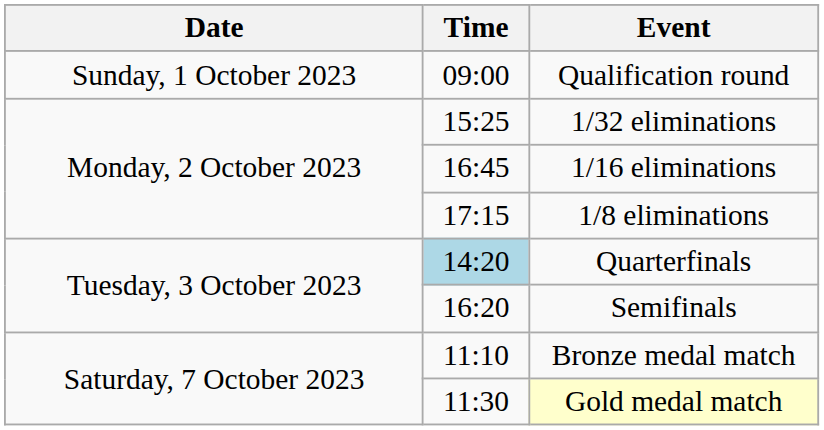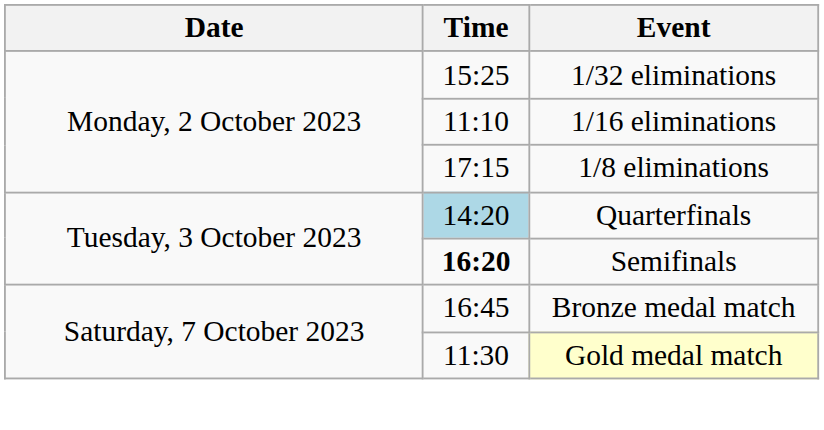- row: (674, 74)
(476, 167) 16:45 -> (476, 121) 11:10
(476, 307) normal -> (476, 261) bold
(476, 354) 11:10 -> (476, 307) 16:45
